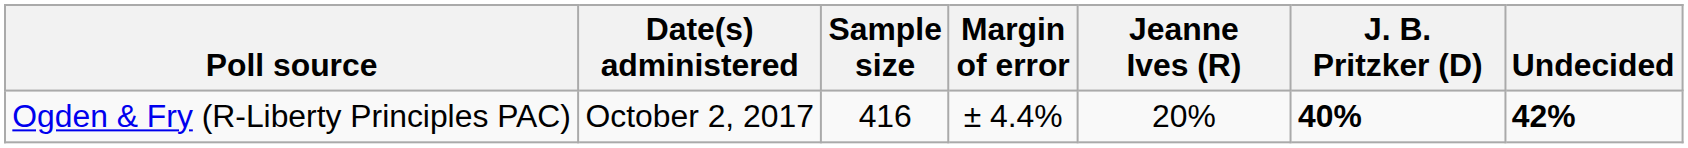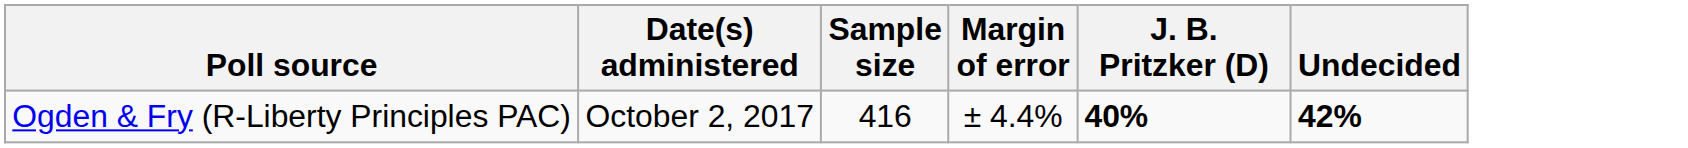- column: (1184, 47)
